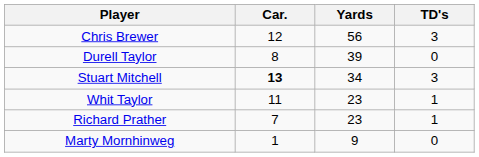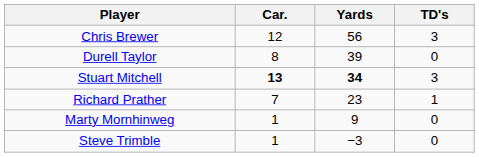(355, 78) normal -> (355, 78) bold
- row: (120, 99)
+ row: (120, 141)
